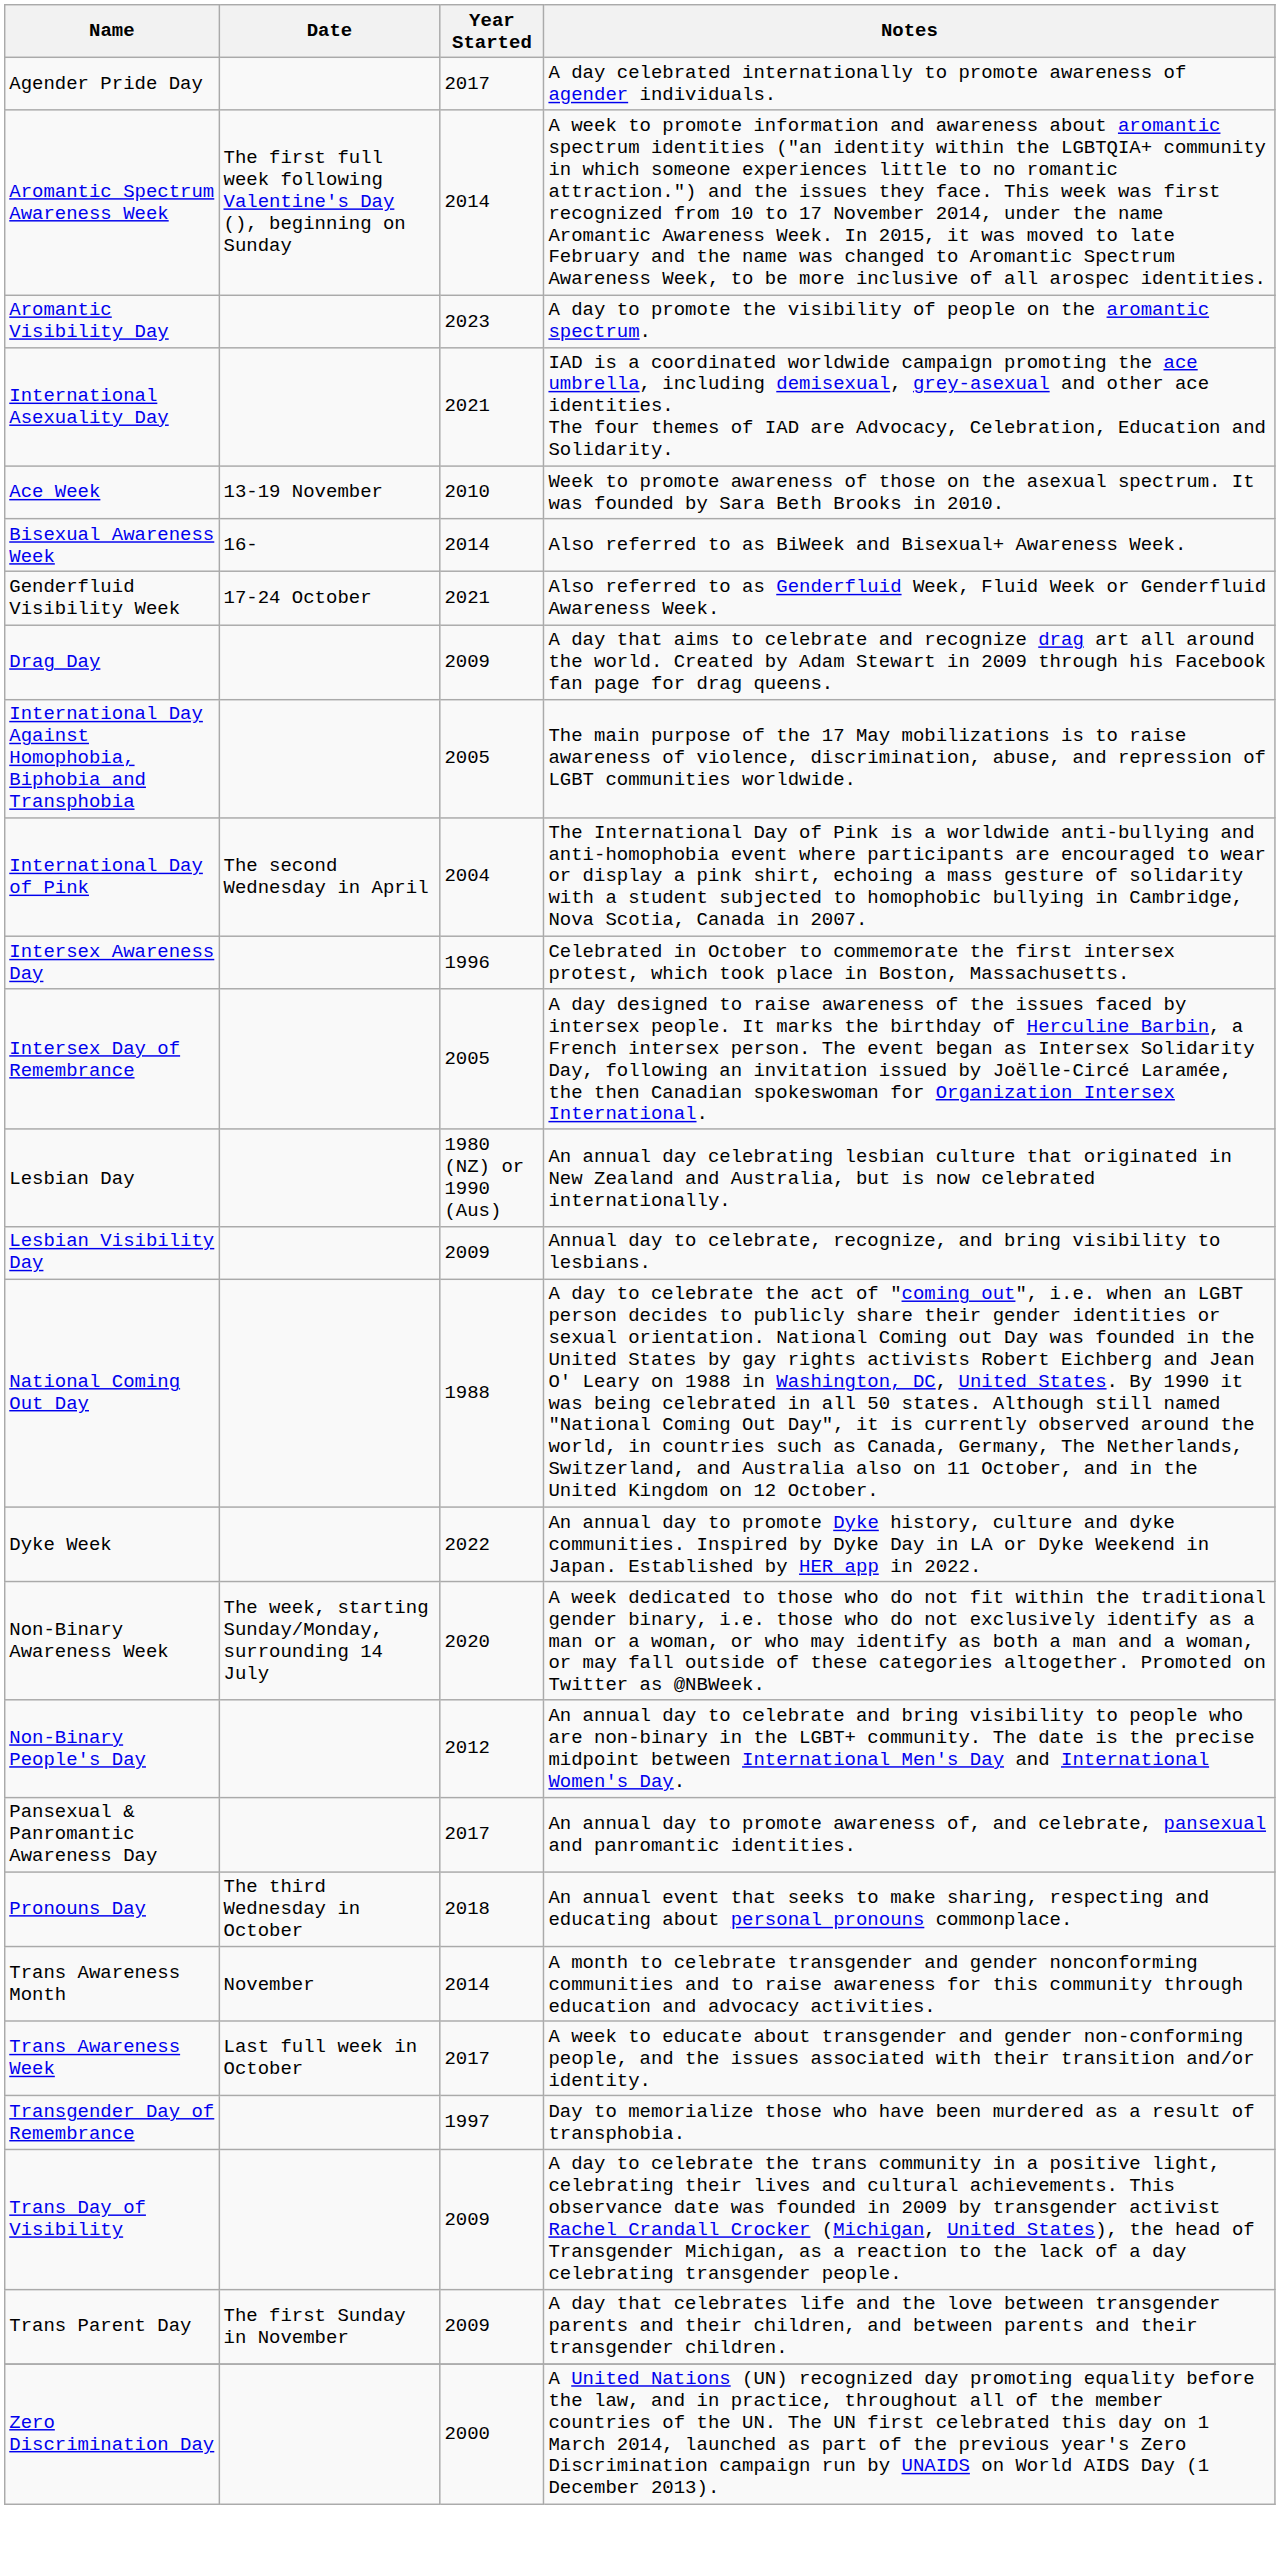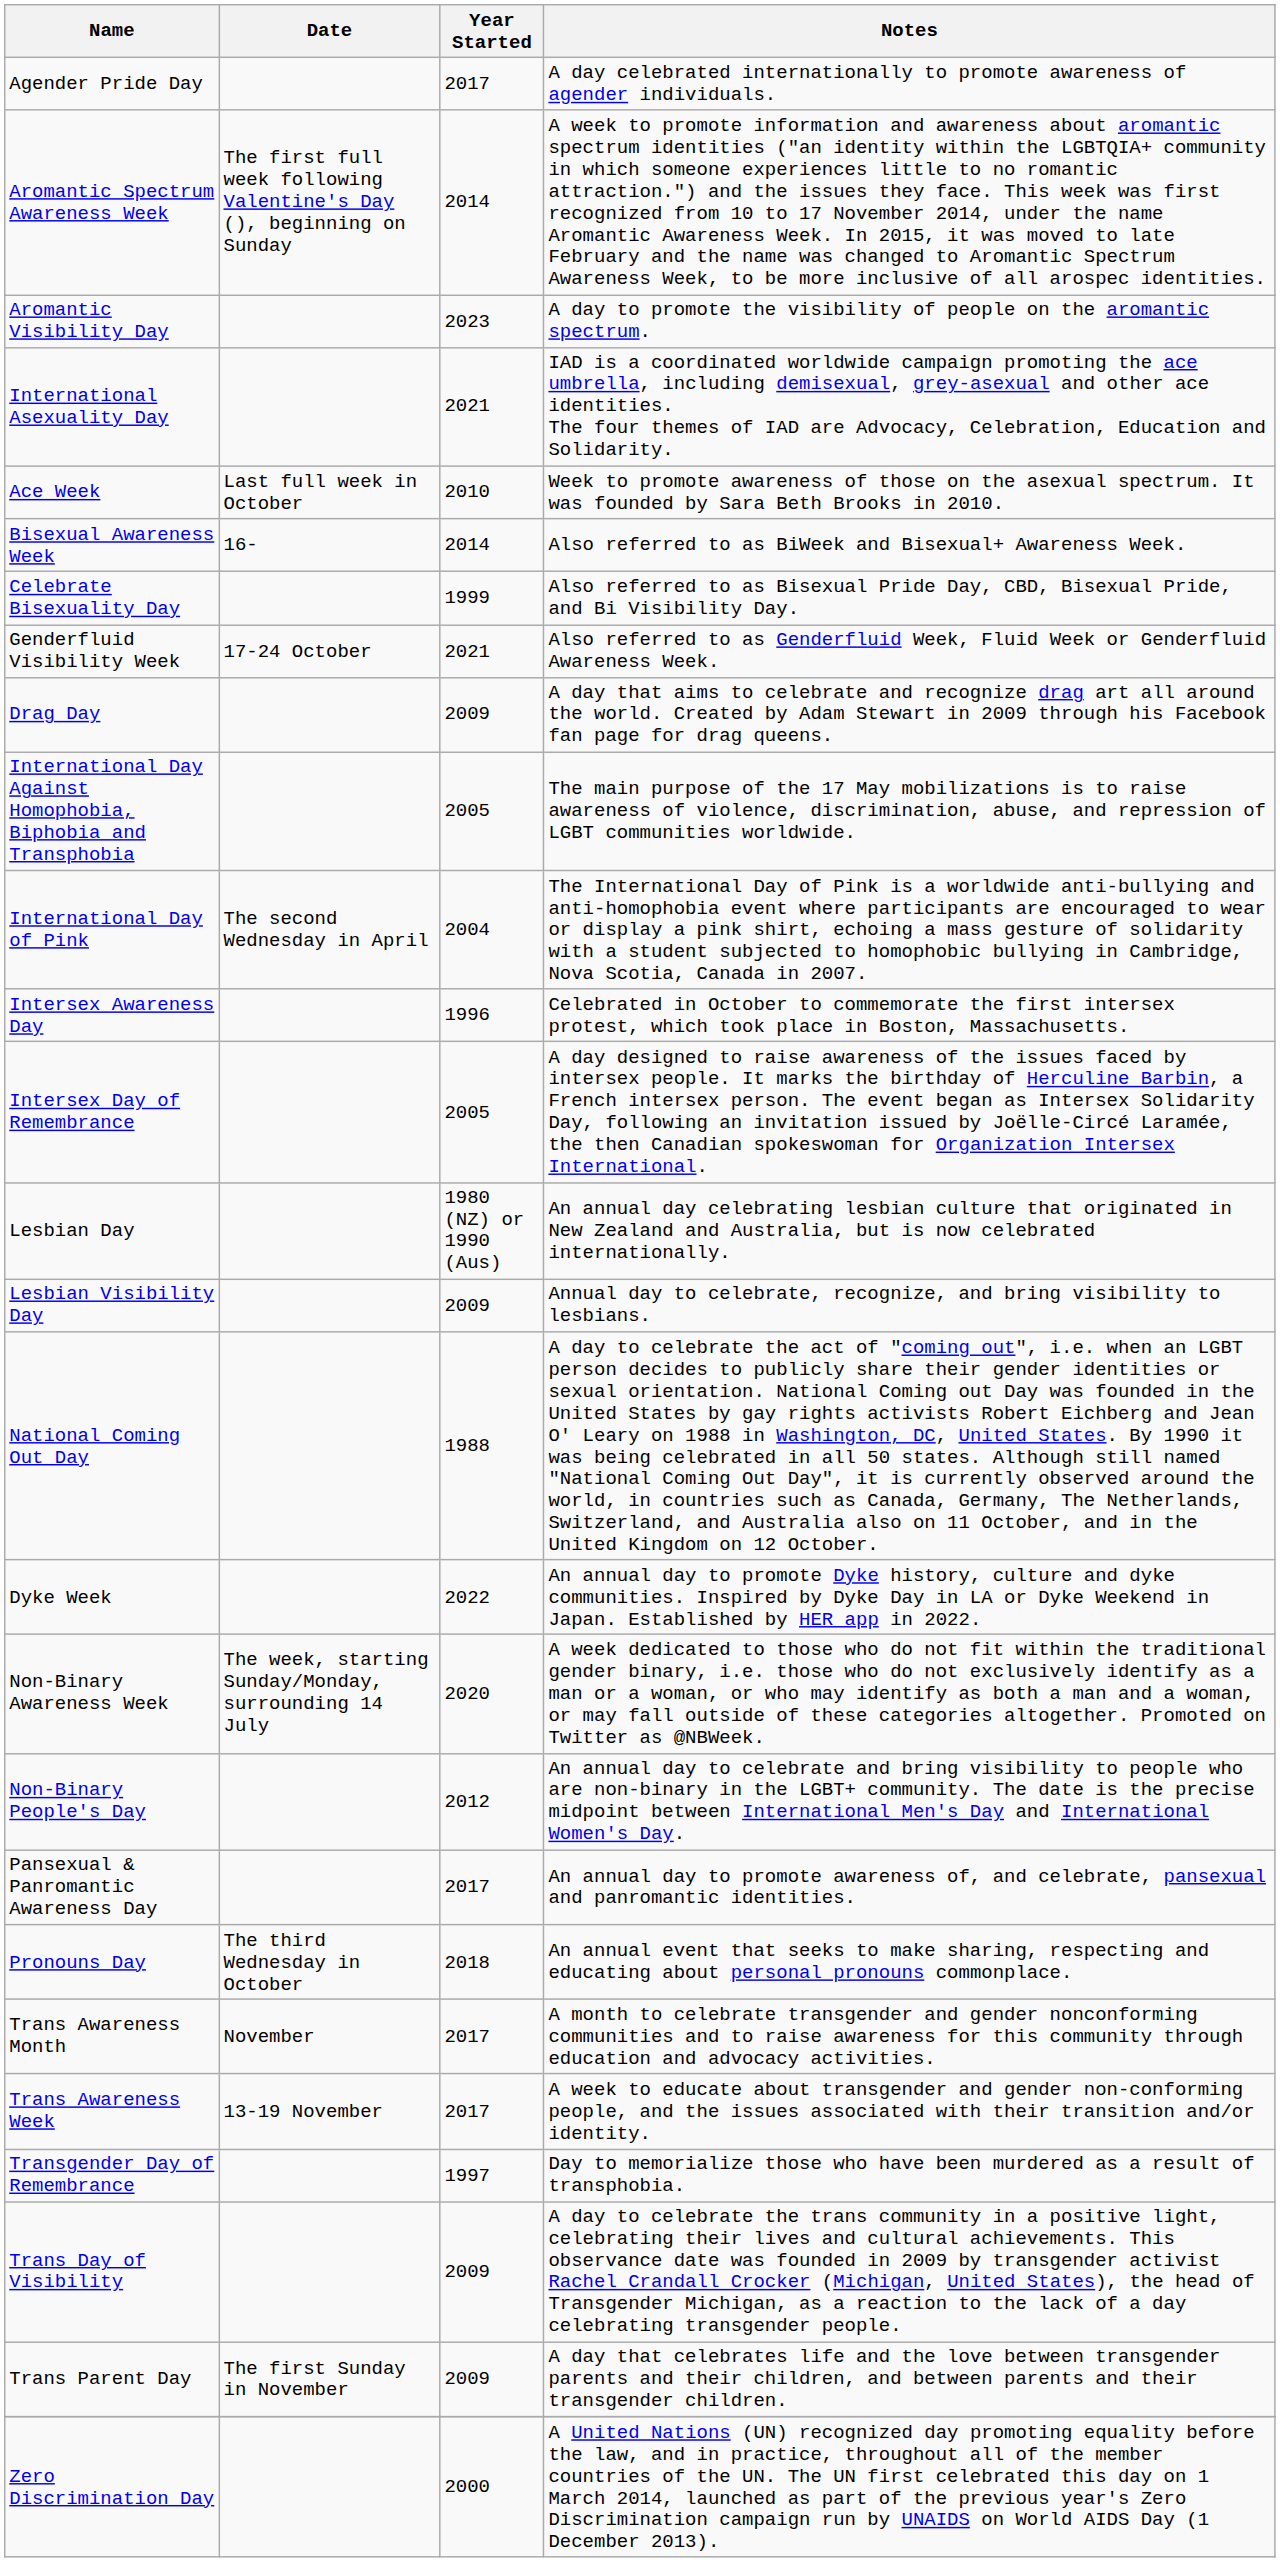(303, 492) 13-19 November -> (320, 492) Last full week in October
+ row: (95, 598)
(467, 1984) 2014 -> (467, 2037) 2017
(320, 2059) Last full week in October -> (303, 2111) 13-19 November
